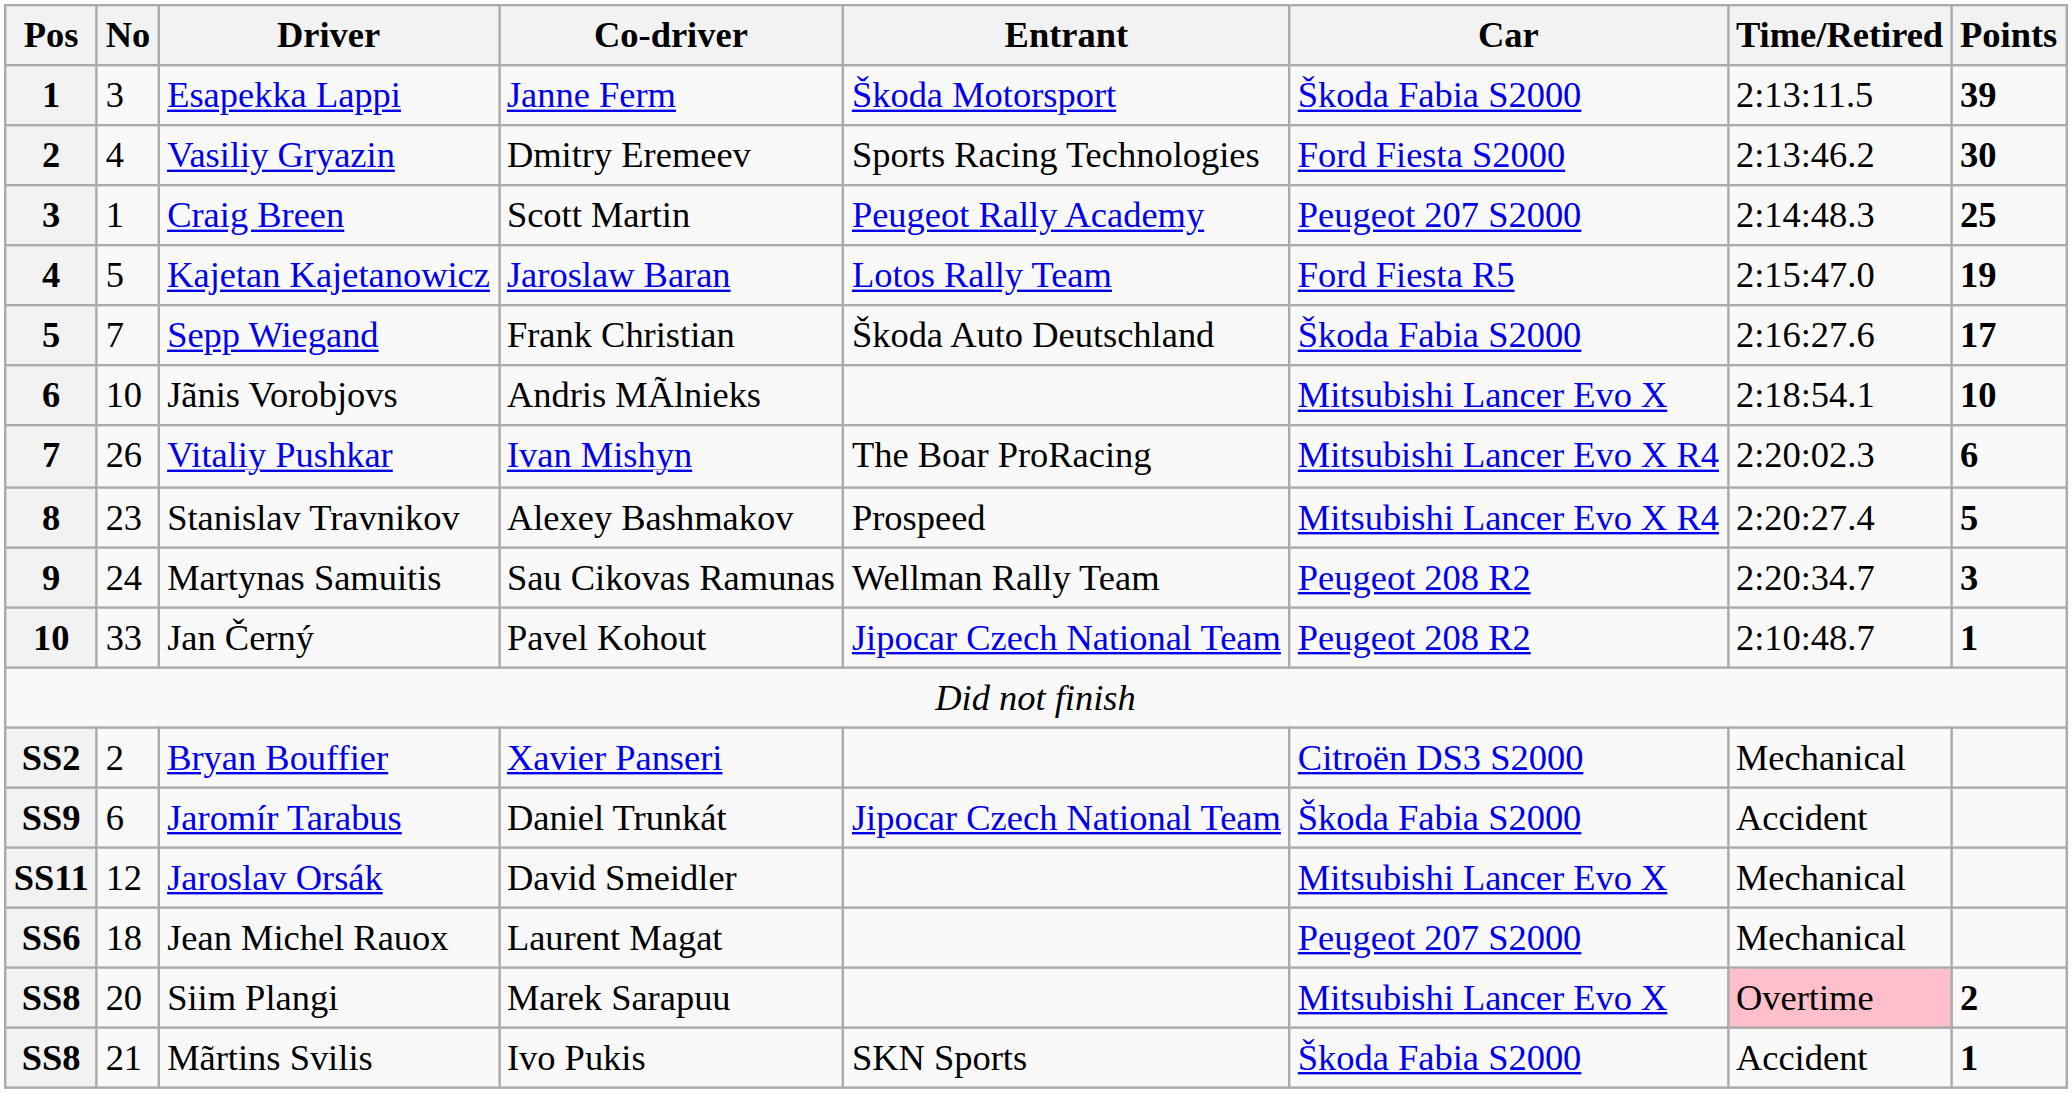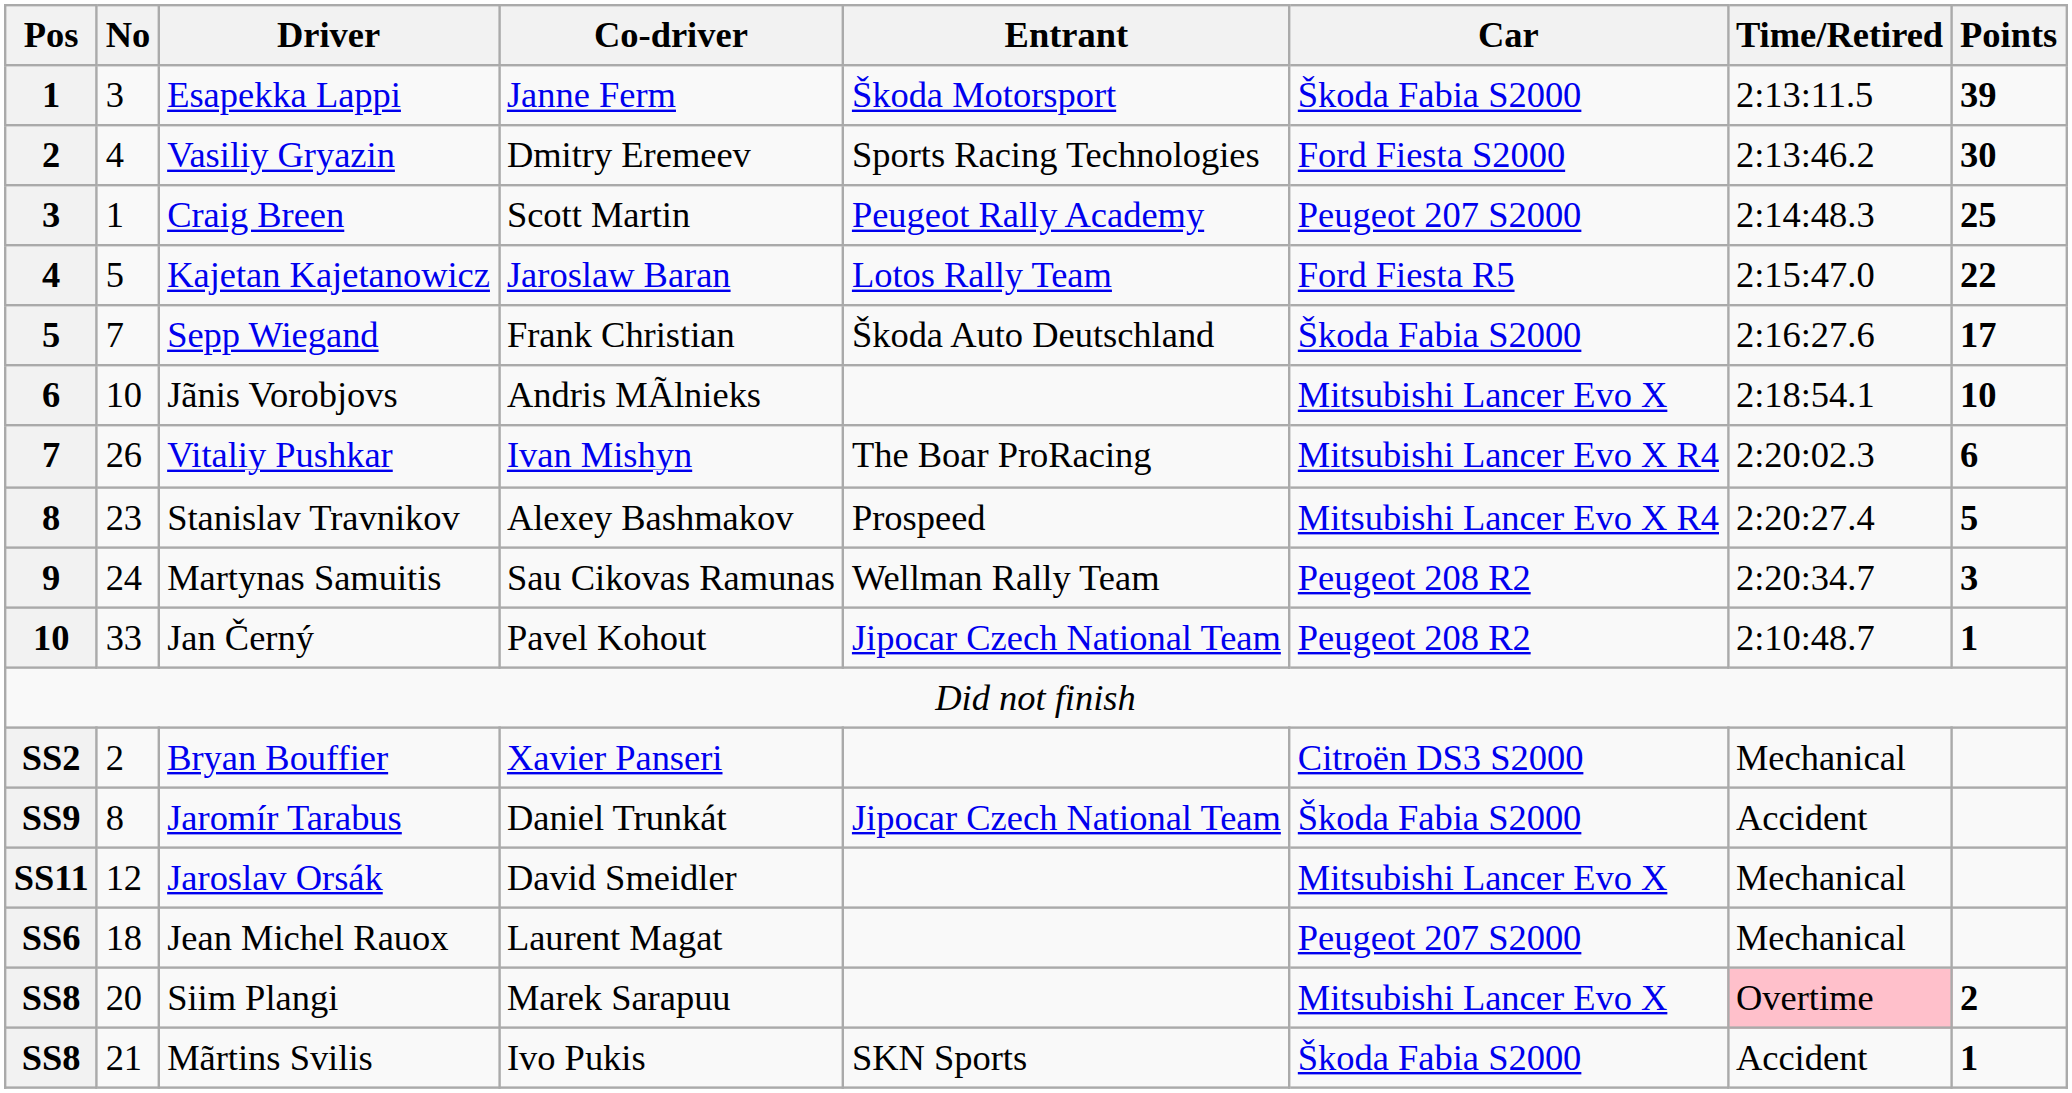(1978, 275) 19 -> (1978, 275) 22
(115, 816) 6 -> (115, 816) 8
